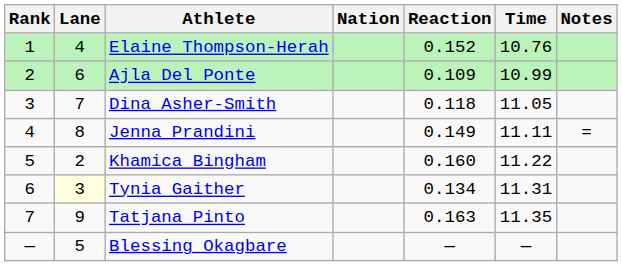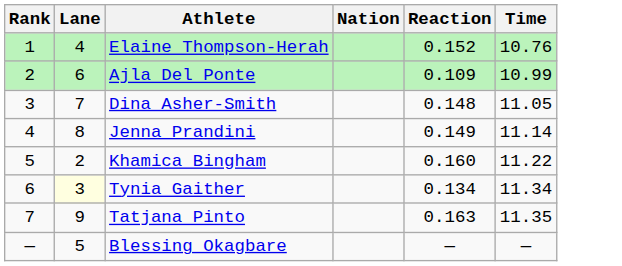- column: (587, 19)
(450, 104) 0.118 -> (450, 104) 0.148
(526, 132) 11.11 -> (526, 132) 11.14
(526, 189) 11.31 -> (526, 189) 11.34
